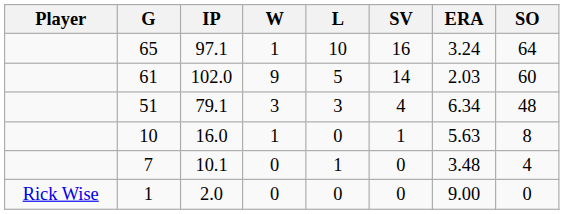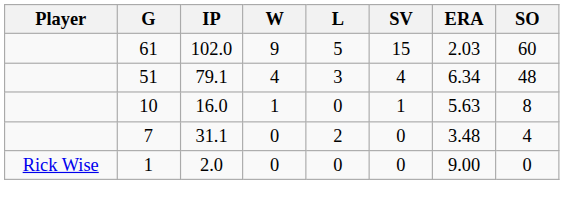- row: (148, 48)
(401, 77) 14 -> (401, 48) 15
(275, 106) 3 -> (275, 77) 4
(212, 164) 10.1 -> (212, 135) 31.1
(338, 164) 1 -> (338, 135) 2
